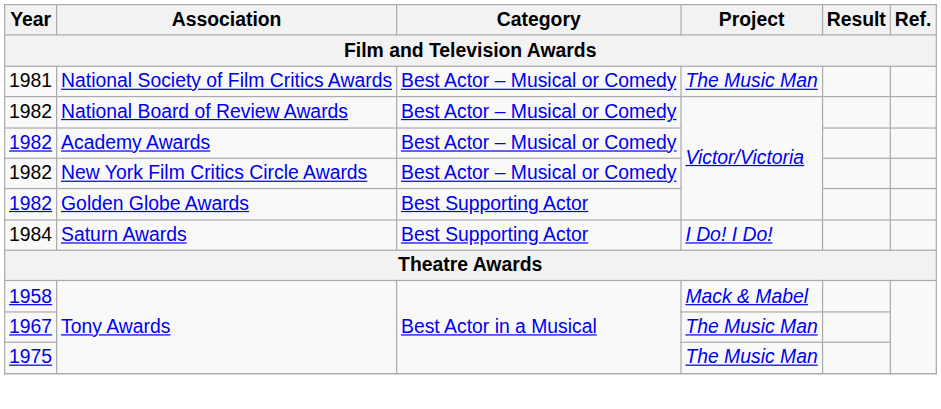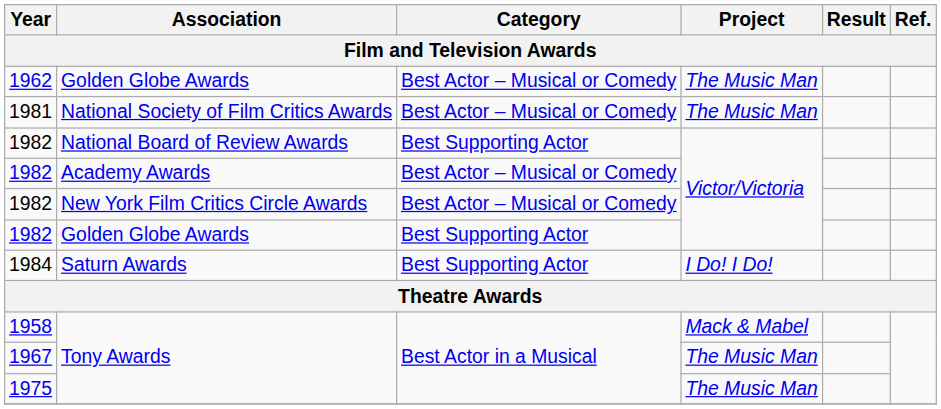+ row: (31, 81)
(539, 111) Best Actor – Musical or Comedy -> (495, 142) Best Supporting Actor
